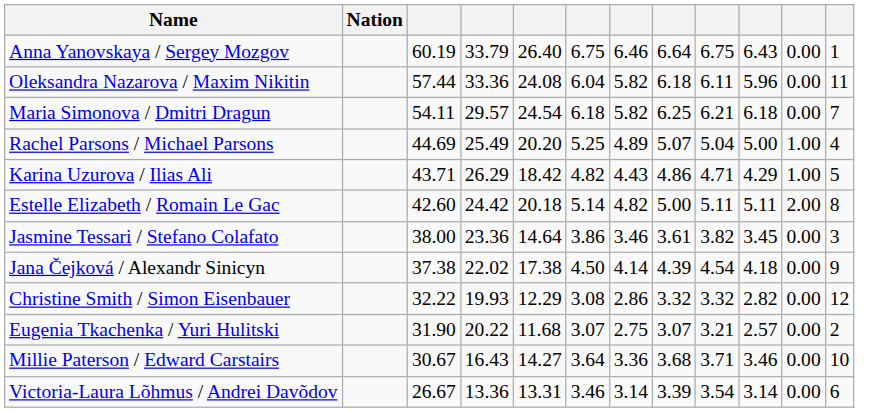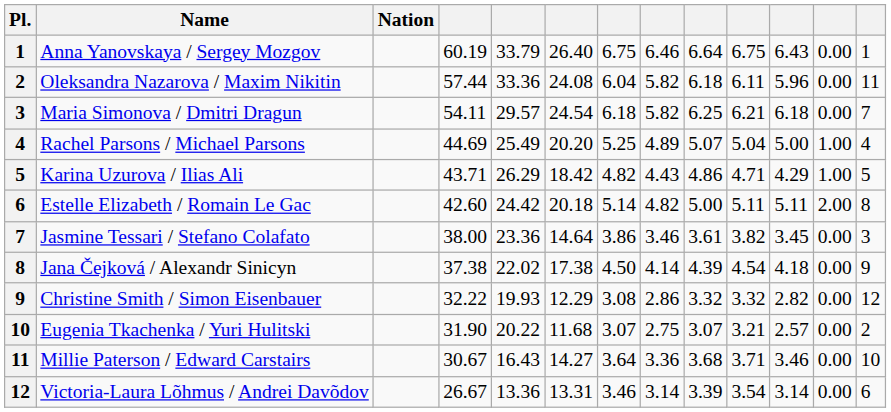+ column: (20, 19)
